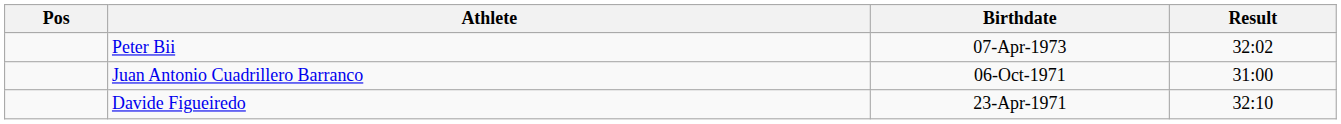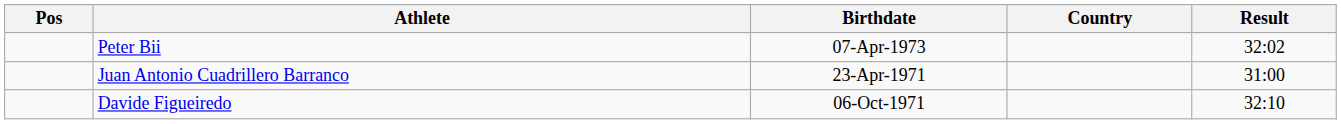+ column: (1100, 18)
(1020, 75) 06-Oct-1971 -> (879, 75) 23-Apr-1971
(1020, 103) 23-Apr-1971 -> (879, 103) 06-Oct-1971
